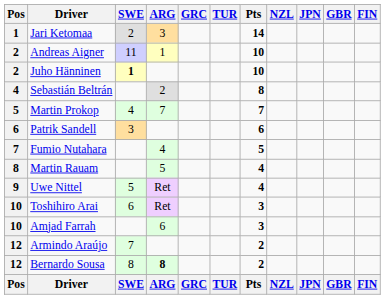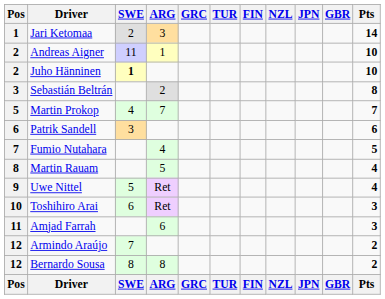columns swapped: (367, 13) <-> (253, 13)
(16, 90) 4 -> (16, 90) 3
(16, 226) 10 -> (16, 226) 11
(162, 264) bold -> (162, 264) normal
